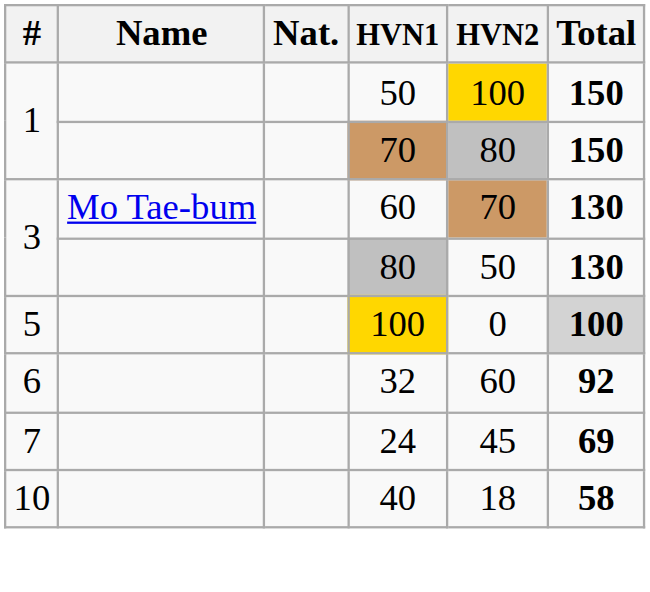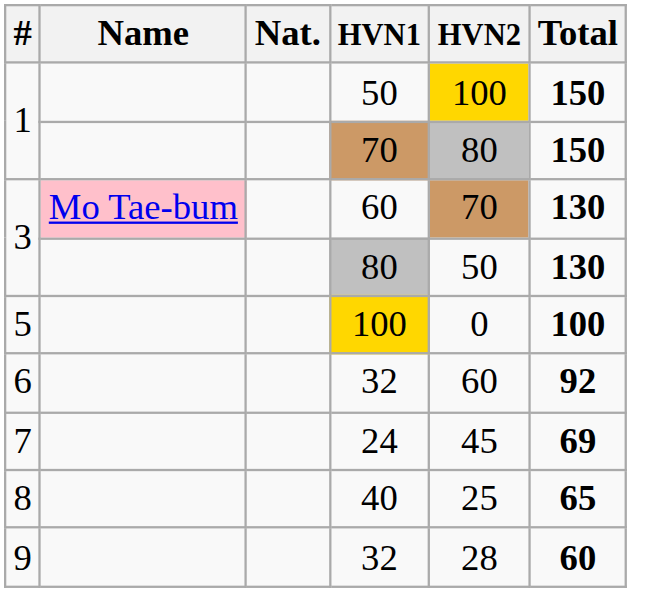(162, 207) no background -> (143, 207) pink background
(596, 324) lightgrey background -> (578, 324) no background
+ row: (23, 498)
+ row: (23, 556)
- row: (32, 498)
